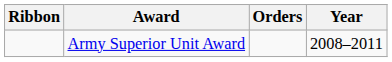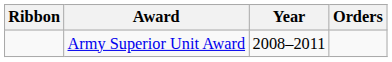columns swapped: (346, 17) <-> (278, 17)
